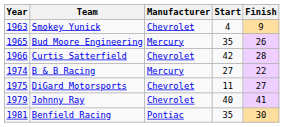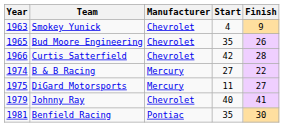(165, 41) Mercury -> (171, 41) Chevrolet
(171, 85) Chevrolet -> (165, 85) Mercury
